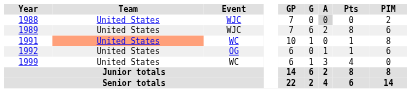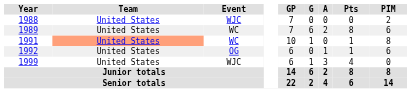(325, 20) lightgrey background -> (325, 20) no background
(234, 30) WJC -> (234, 30) WC
(234, 62) WC -> (234, 62) WJC
